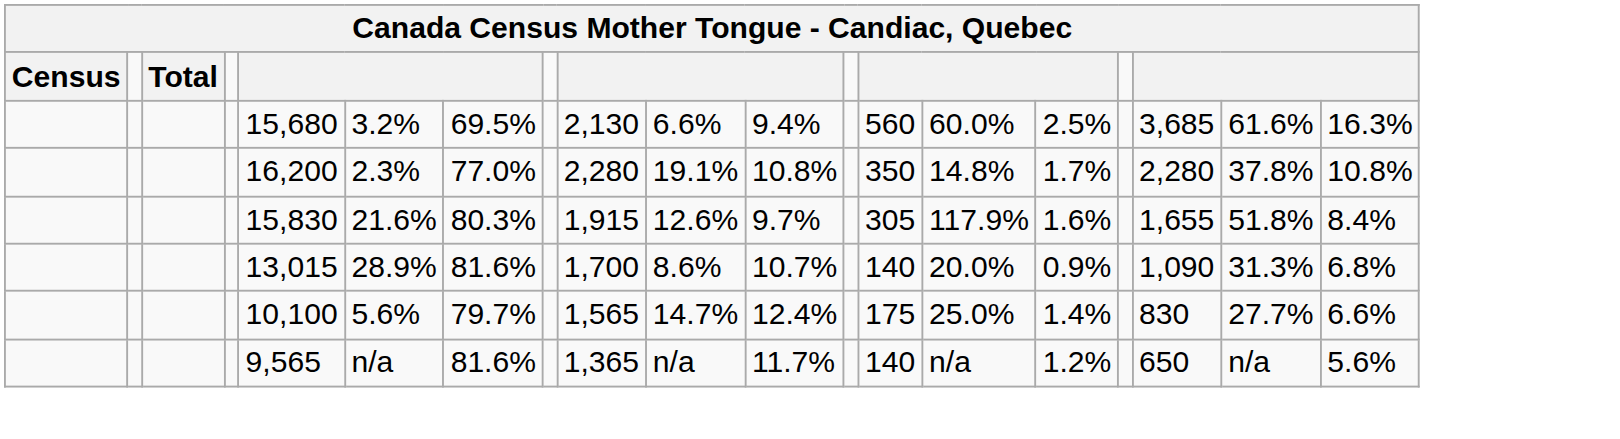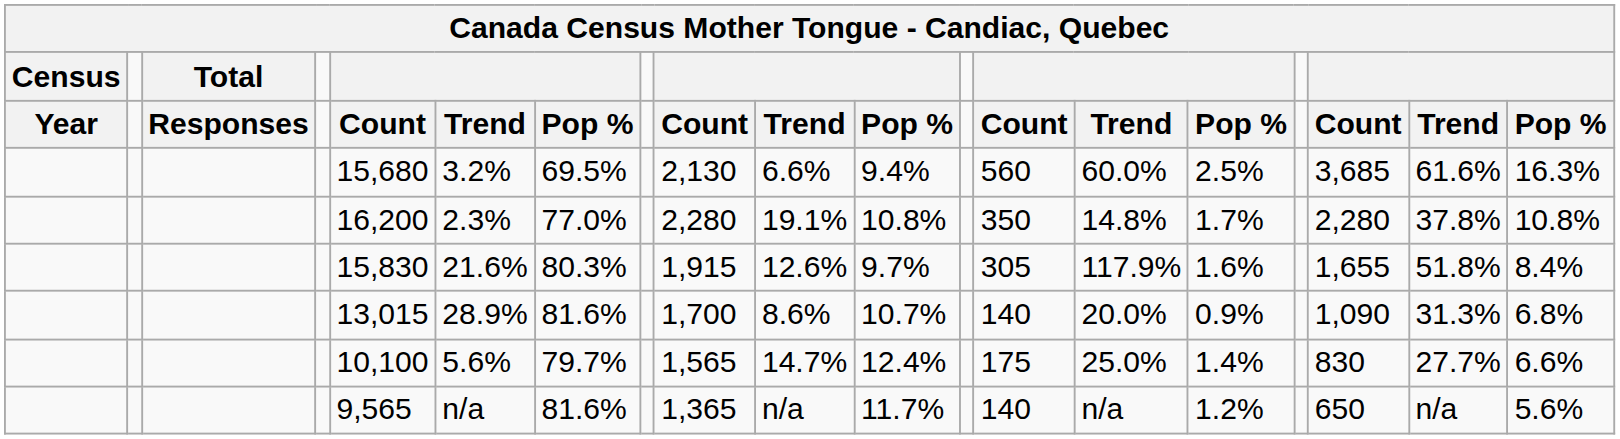+ row: (66, 123)
